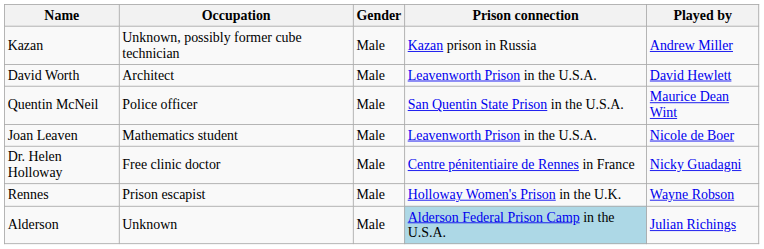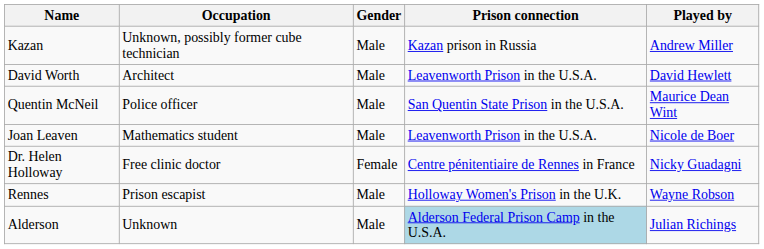(371, 165) Male -> (377, 165) Female
